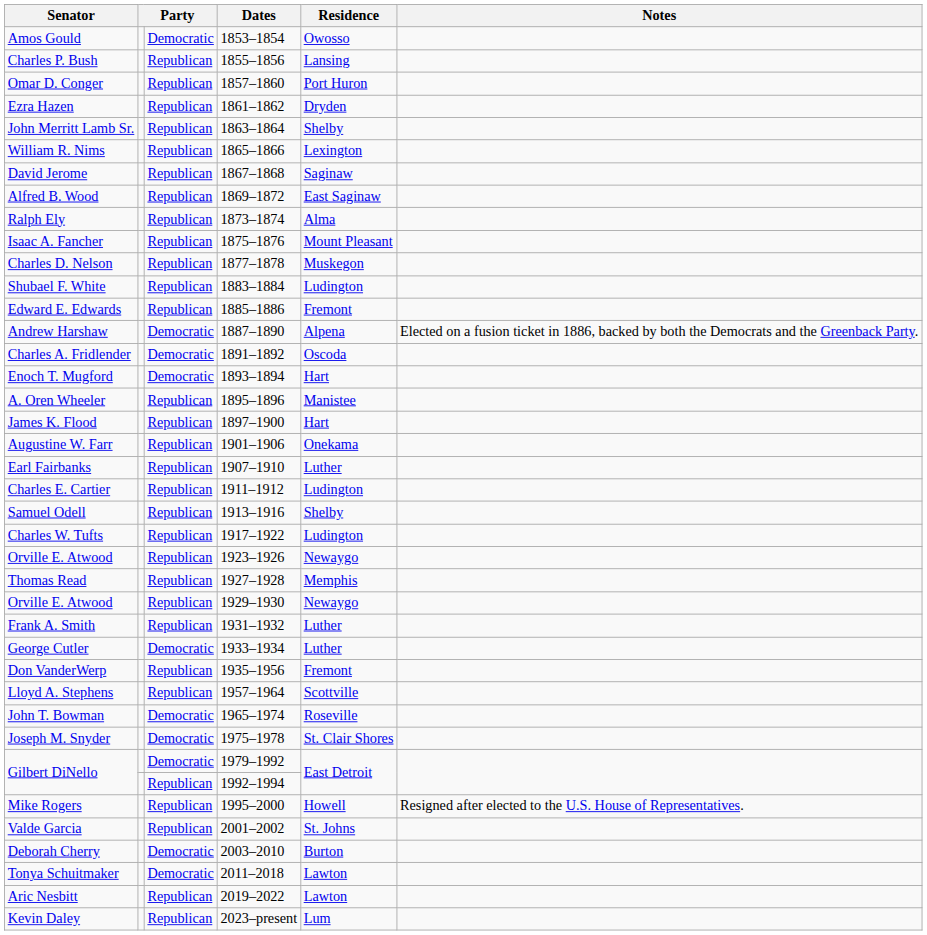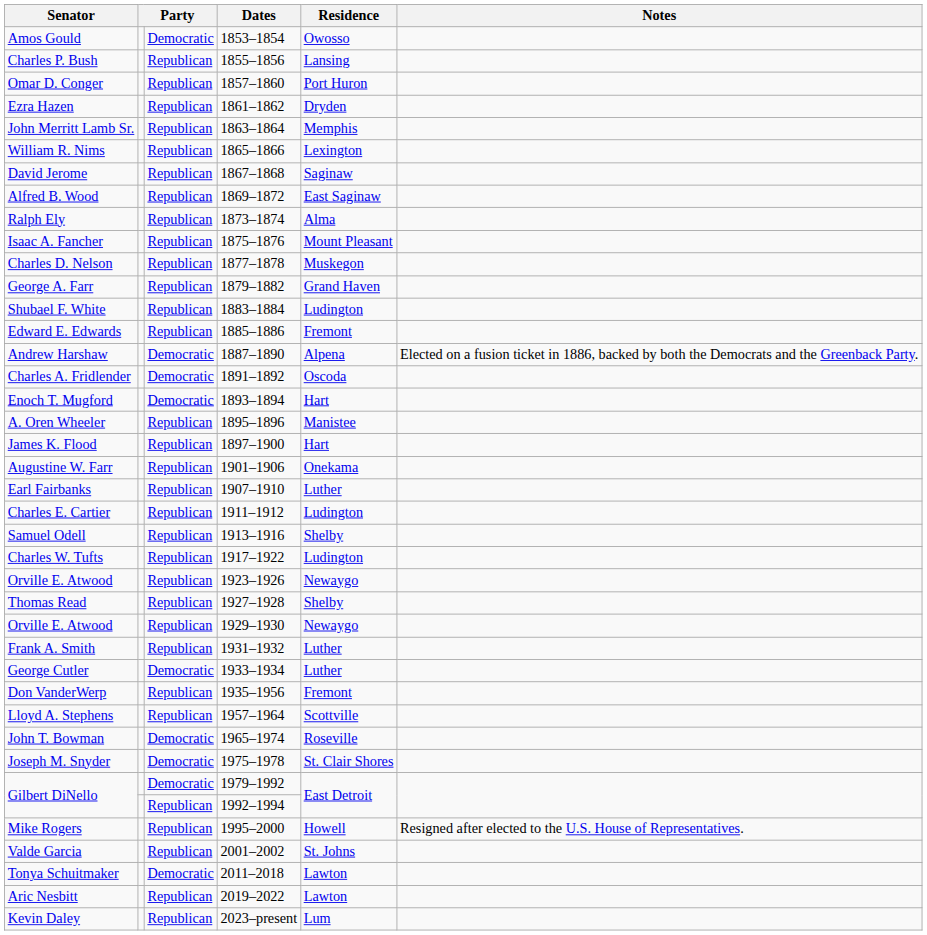(323, 128) Shelby -> (331, 128) Memphis
+ row: (51, 286)
(331, 580) Memphis -> (323, 602) Shelby
- row: (54, 851)
